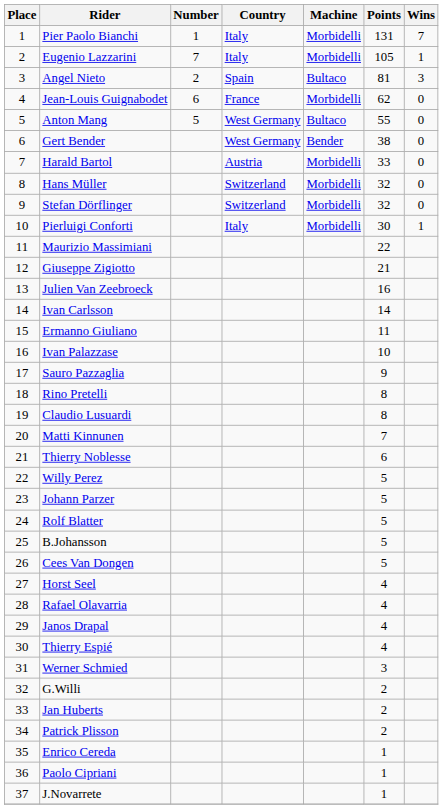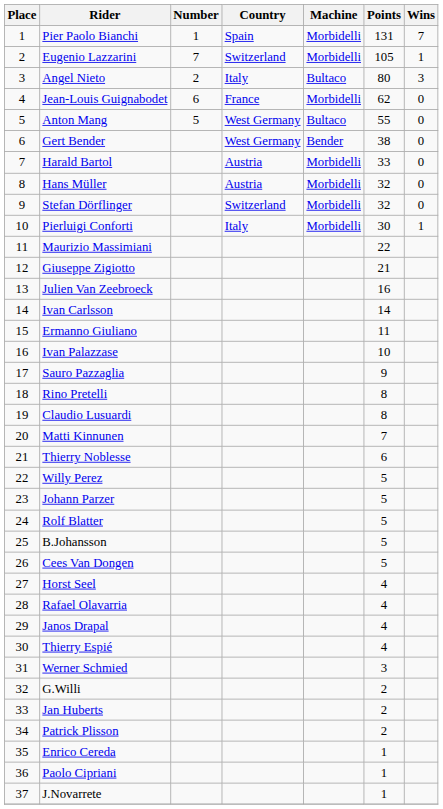(236, 36) Italy -> (239, 36) Spain
(236, 57) Italy -> (255, 57) Switzerland
(239, 78) Spain -> (236, 78) Italy
(384, 78) 81 -> (384, 78) 80
(255, 183) Switzerland -> (243, 183) Austria
